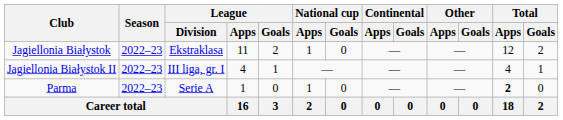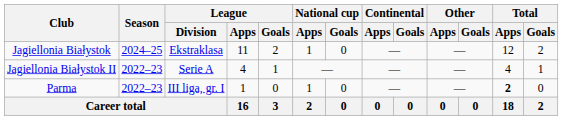(142, 50) 2022–23 -> (142, 50) 2024–25
(196, 69) III liga, gr. I -> (196, 69) Serie A
(196, 87) Serie A -> (196, 87) III liga, gr. I
